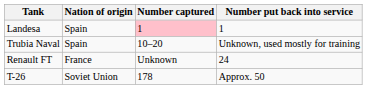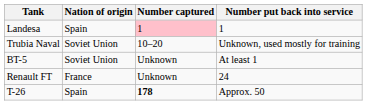(76, 44) Spain -> (91, 44) Soviet Union
+ row: (17, 60)
(91, 76) Soviet Union -> (76, 92) Spain
(145, 76) normal -> (145, 92) bold
